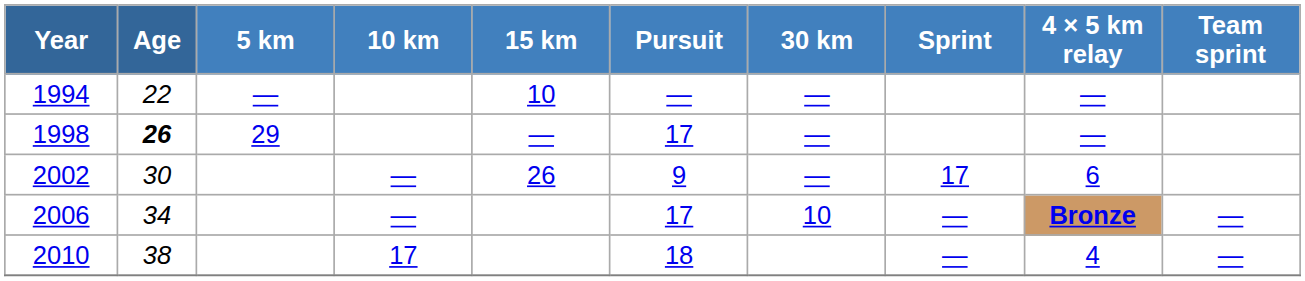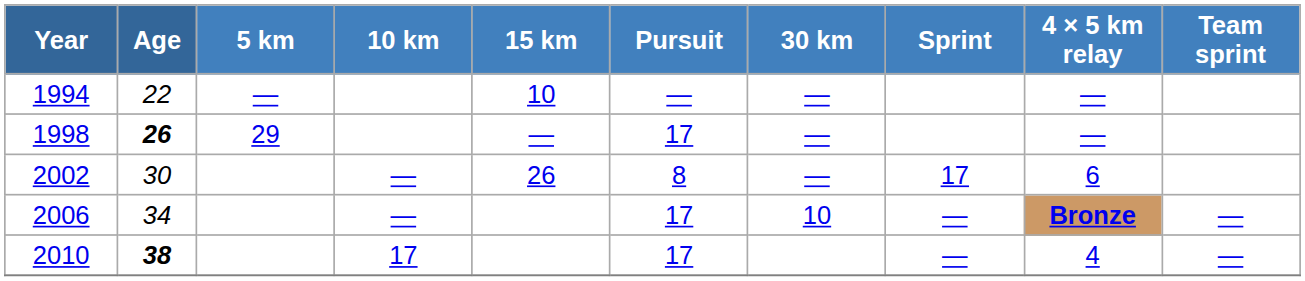(679, 175) 9 -> (679, 175) 8
(157, 256) normal -> (157, 256) bold
(679, 256) 18 -> (679, 256) 17
